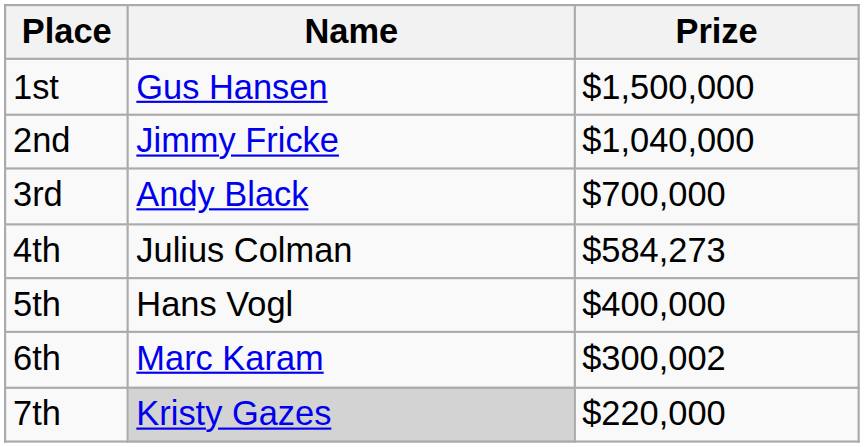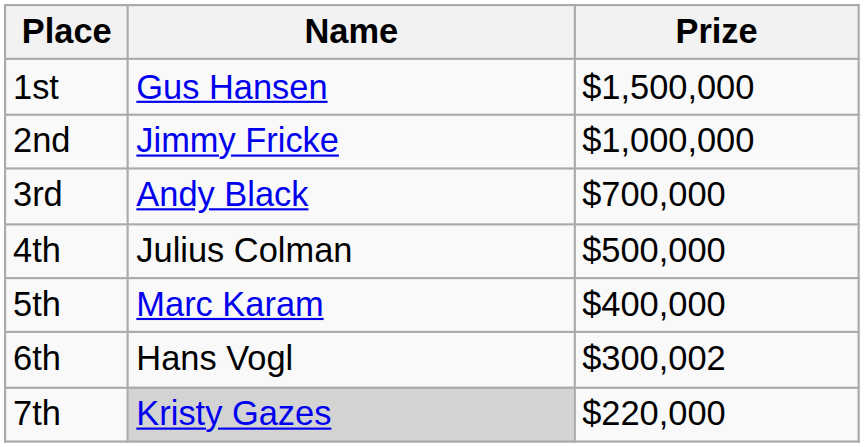(668, 140) $1,040,000 -> (668, 140) $1,000,000
(654, 250) $584,273 -> (654, 250) $500,000
(215, 304) Hans Vogl -> (230, 304) Marc Karam
(230, 359) Marc Karam -> (215, 359) Hans Vogl
